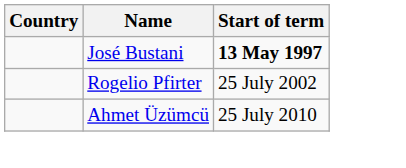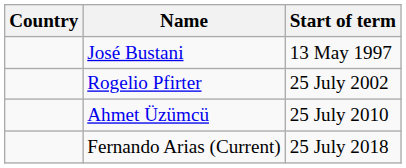(270, 52) bold -> (341, 52) normal
+ row: (184, 147)
